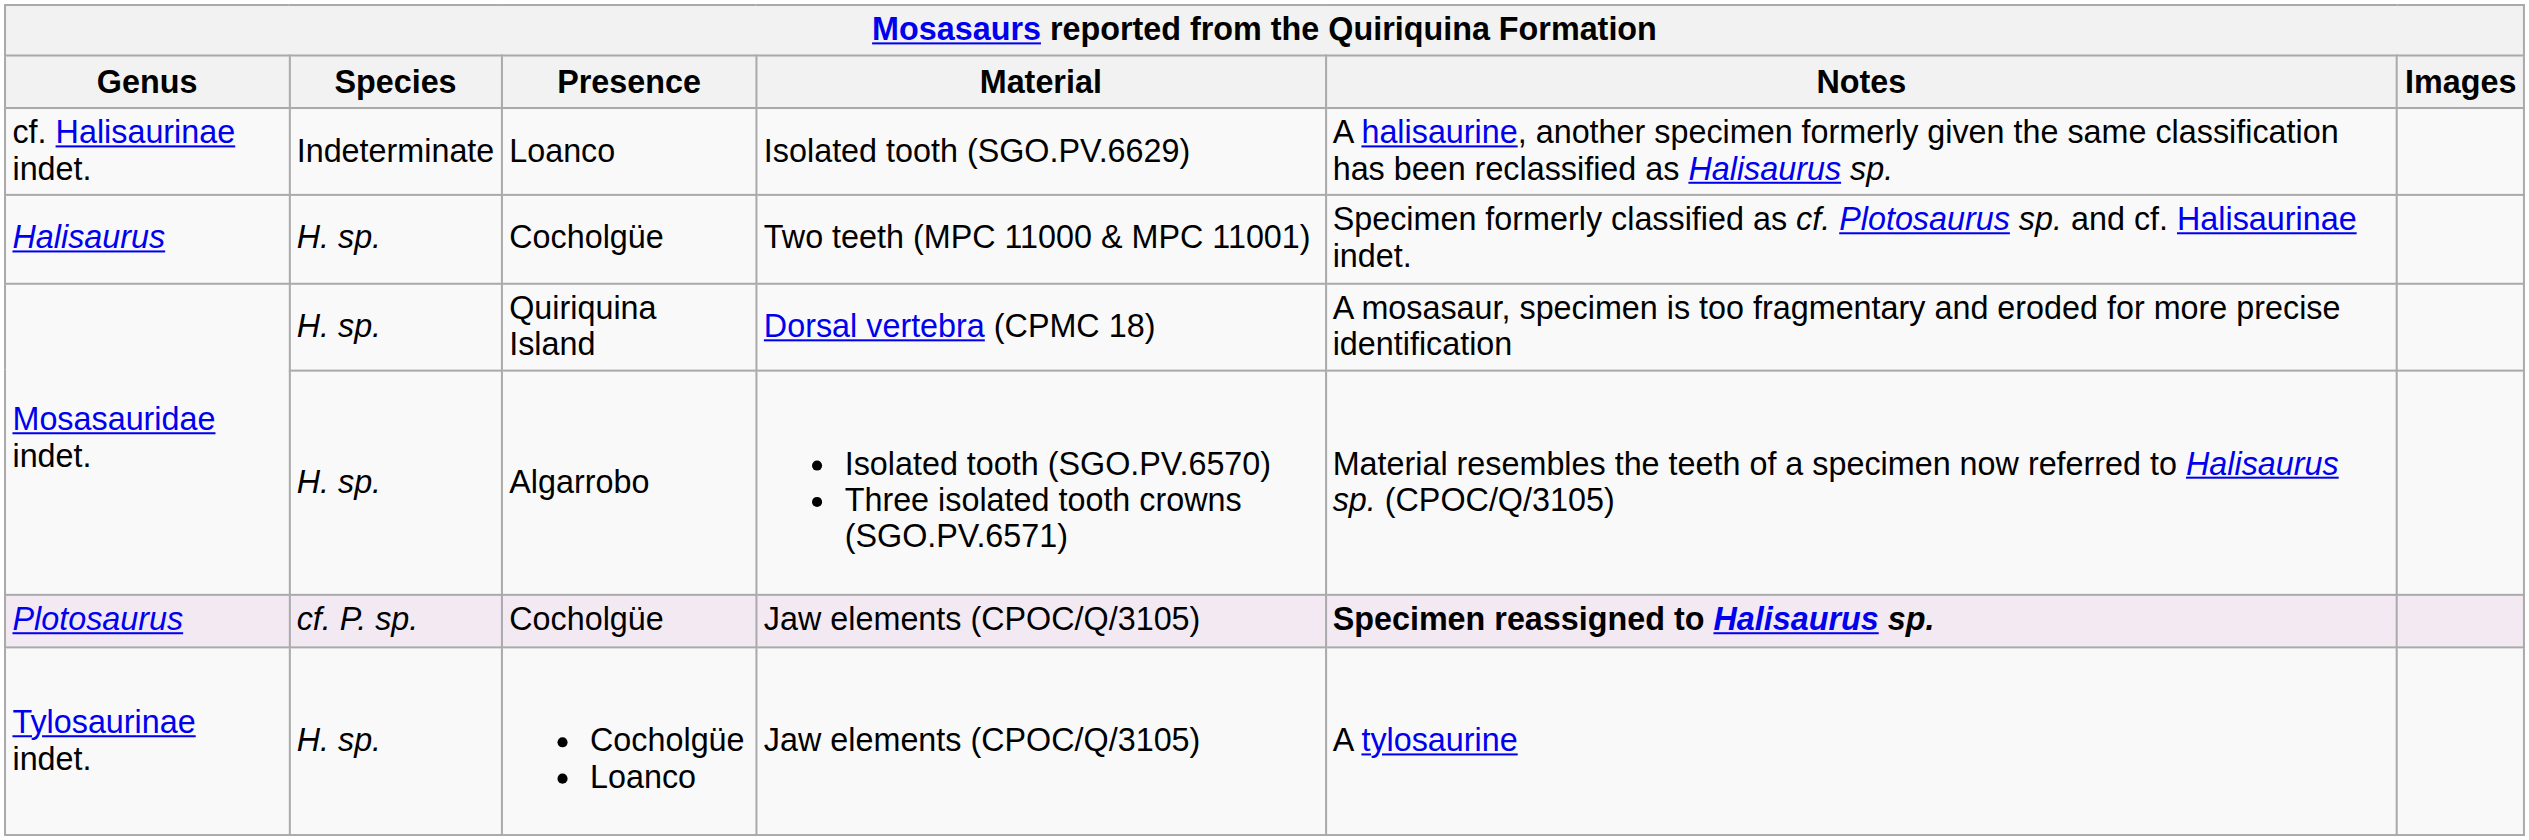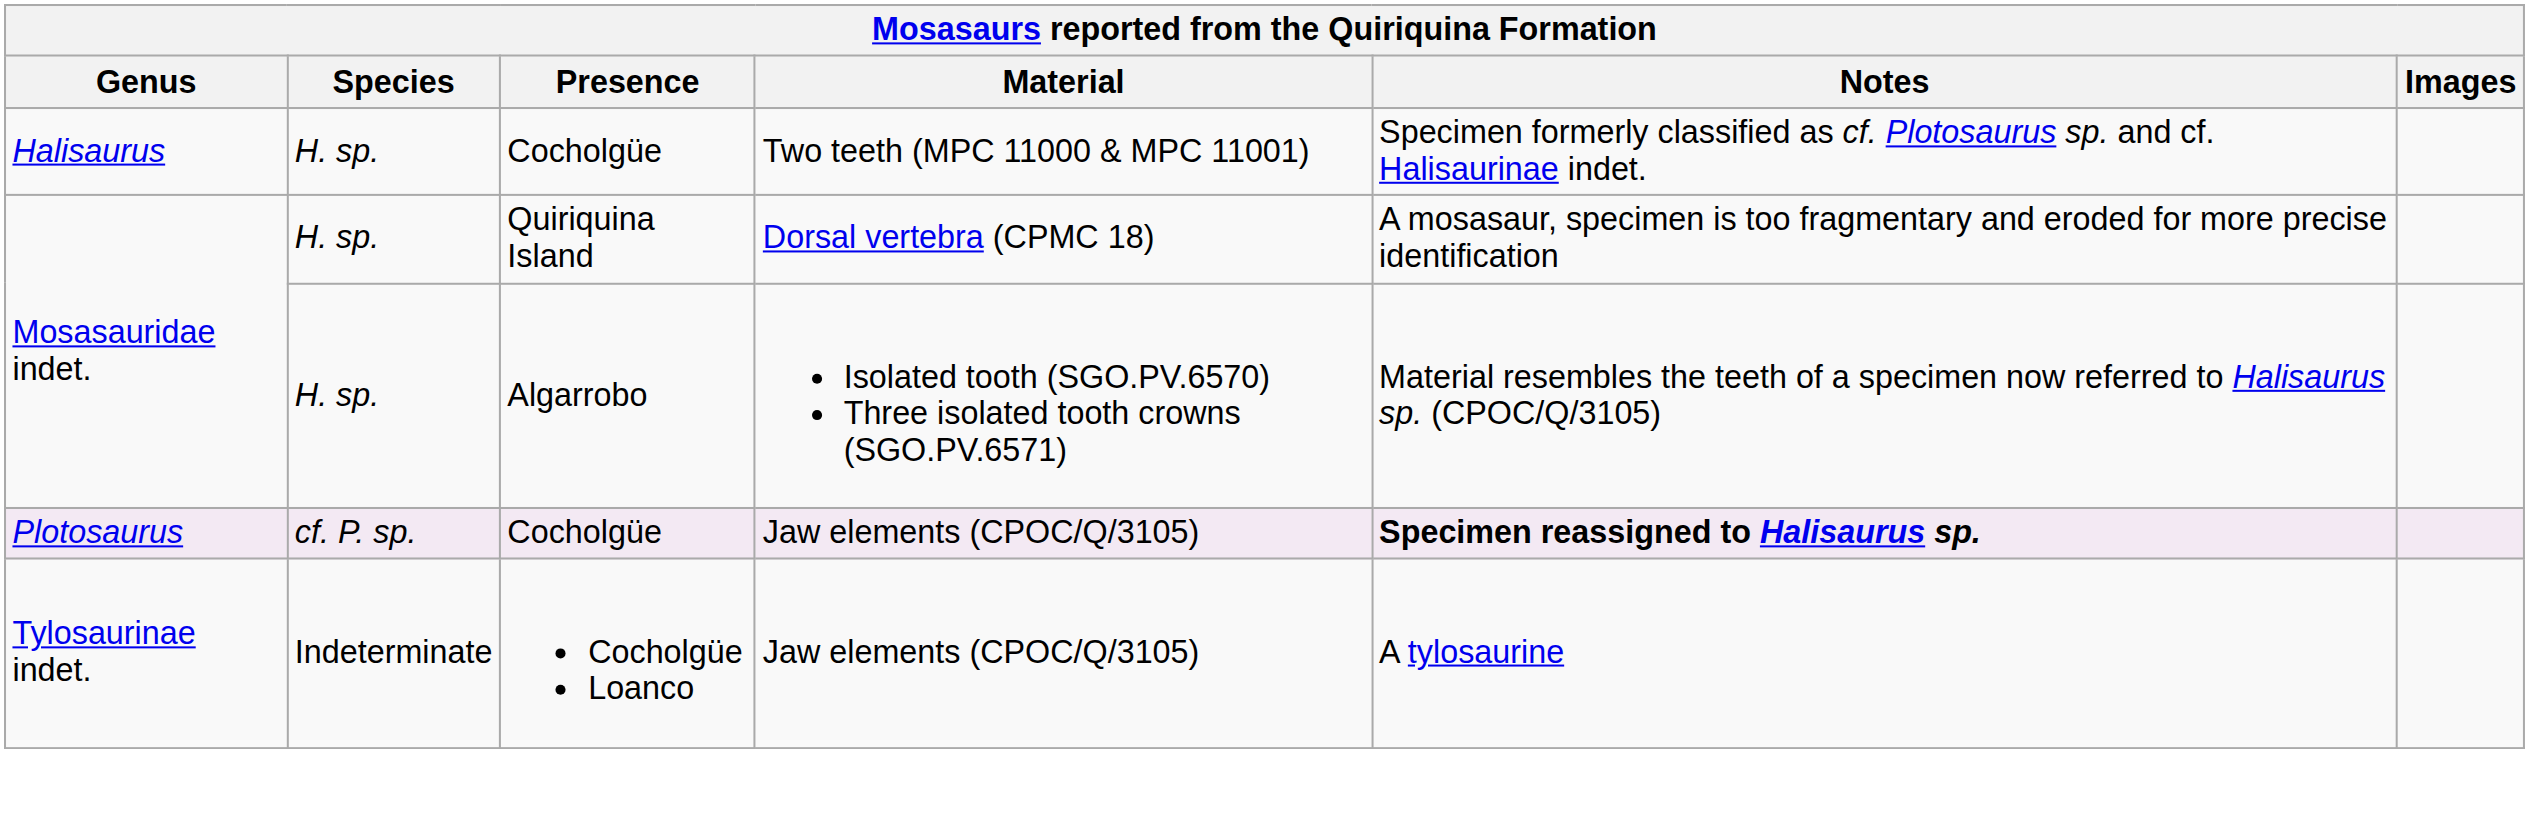- row: (124, 150)
(339, 740) H. sp. -> (394, 652) Indeterminate
